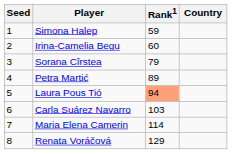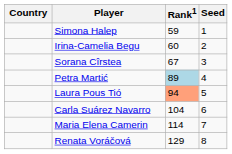columns swapped: (203, 13) <-> (18, 13)
(153, 62) 79 -> (173, 62) 67
(153, 77) no background -> (173, 77) lightblue background
(156, 109) 103 -> (176, 109) 104
